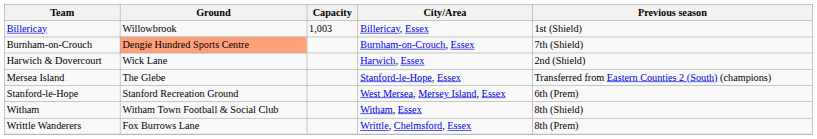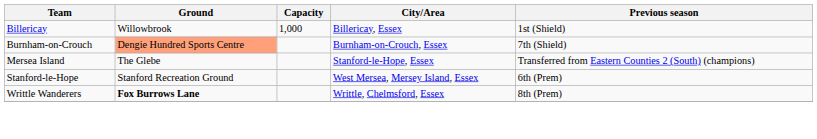(321, 28) 1,003 -> (291, 28) 1,000
- row: (54, 61)
- row: (23, 110)
(161, 126) normal -> (158, 93) bold
